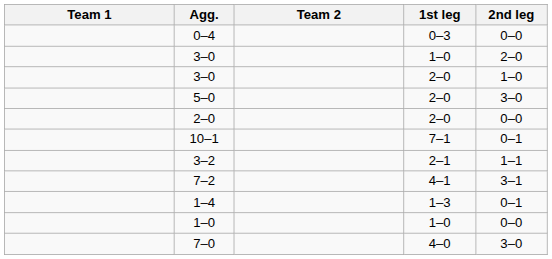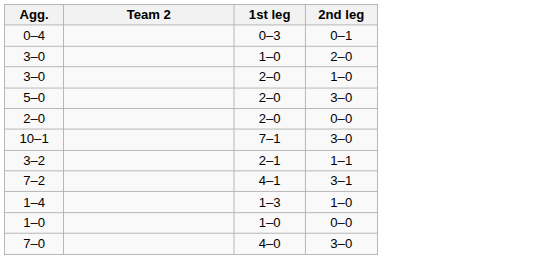- column: (89, 14)
(511, 35) 0–0 -> (341, 35) 0–1
(511, 139) 0–1 -> (341, 139) 3–0
(511, 202) 0–1 -> (341, 202) 1–0
